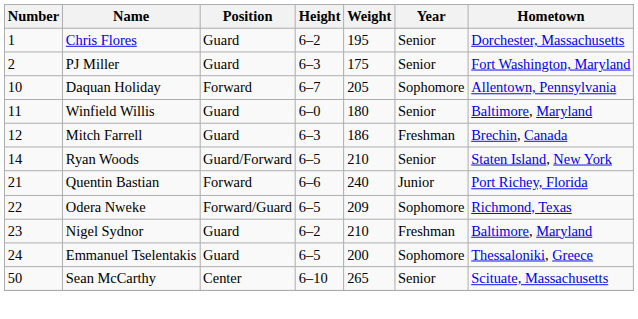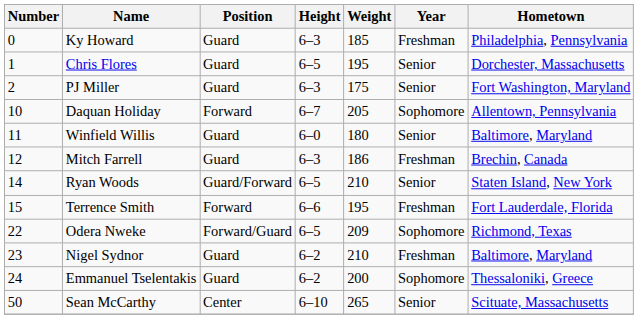+ row: (100, 40)
(310, 40) 6–2 -> (310, 64) 6–5
+ row: (110, 207)
- row: (113, 183)
(310, 254) 6–5 -> (310, 278) 6–2
